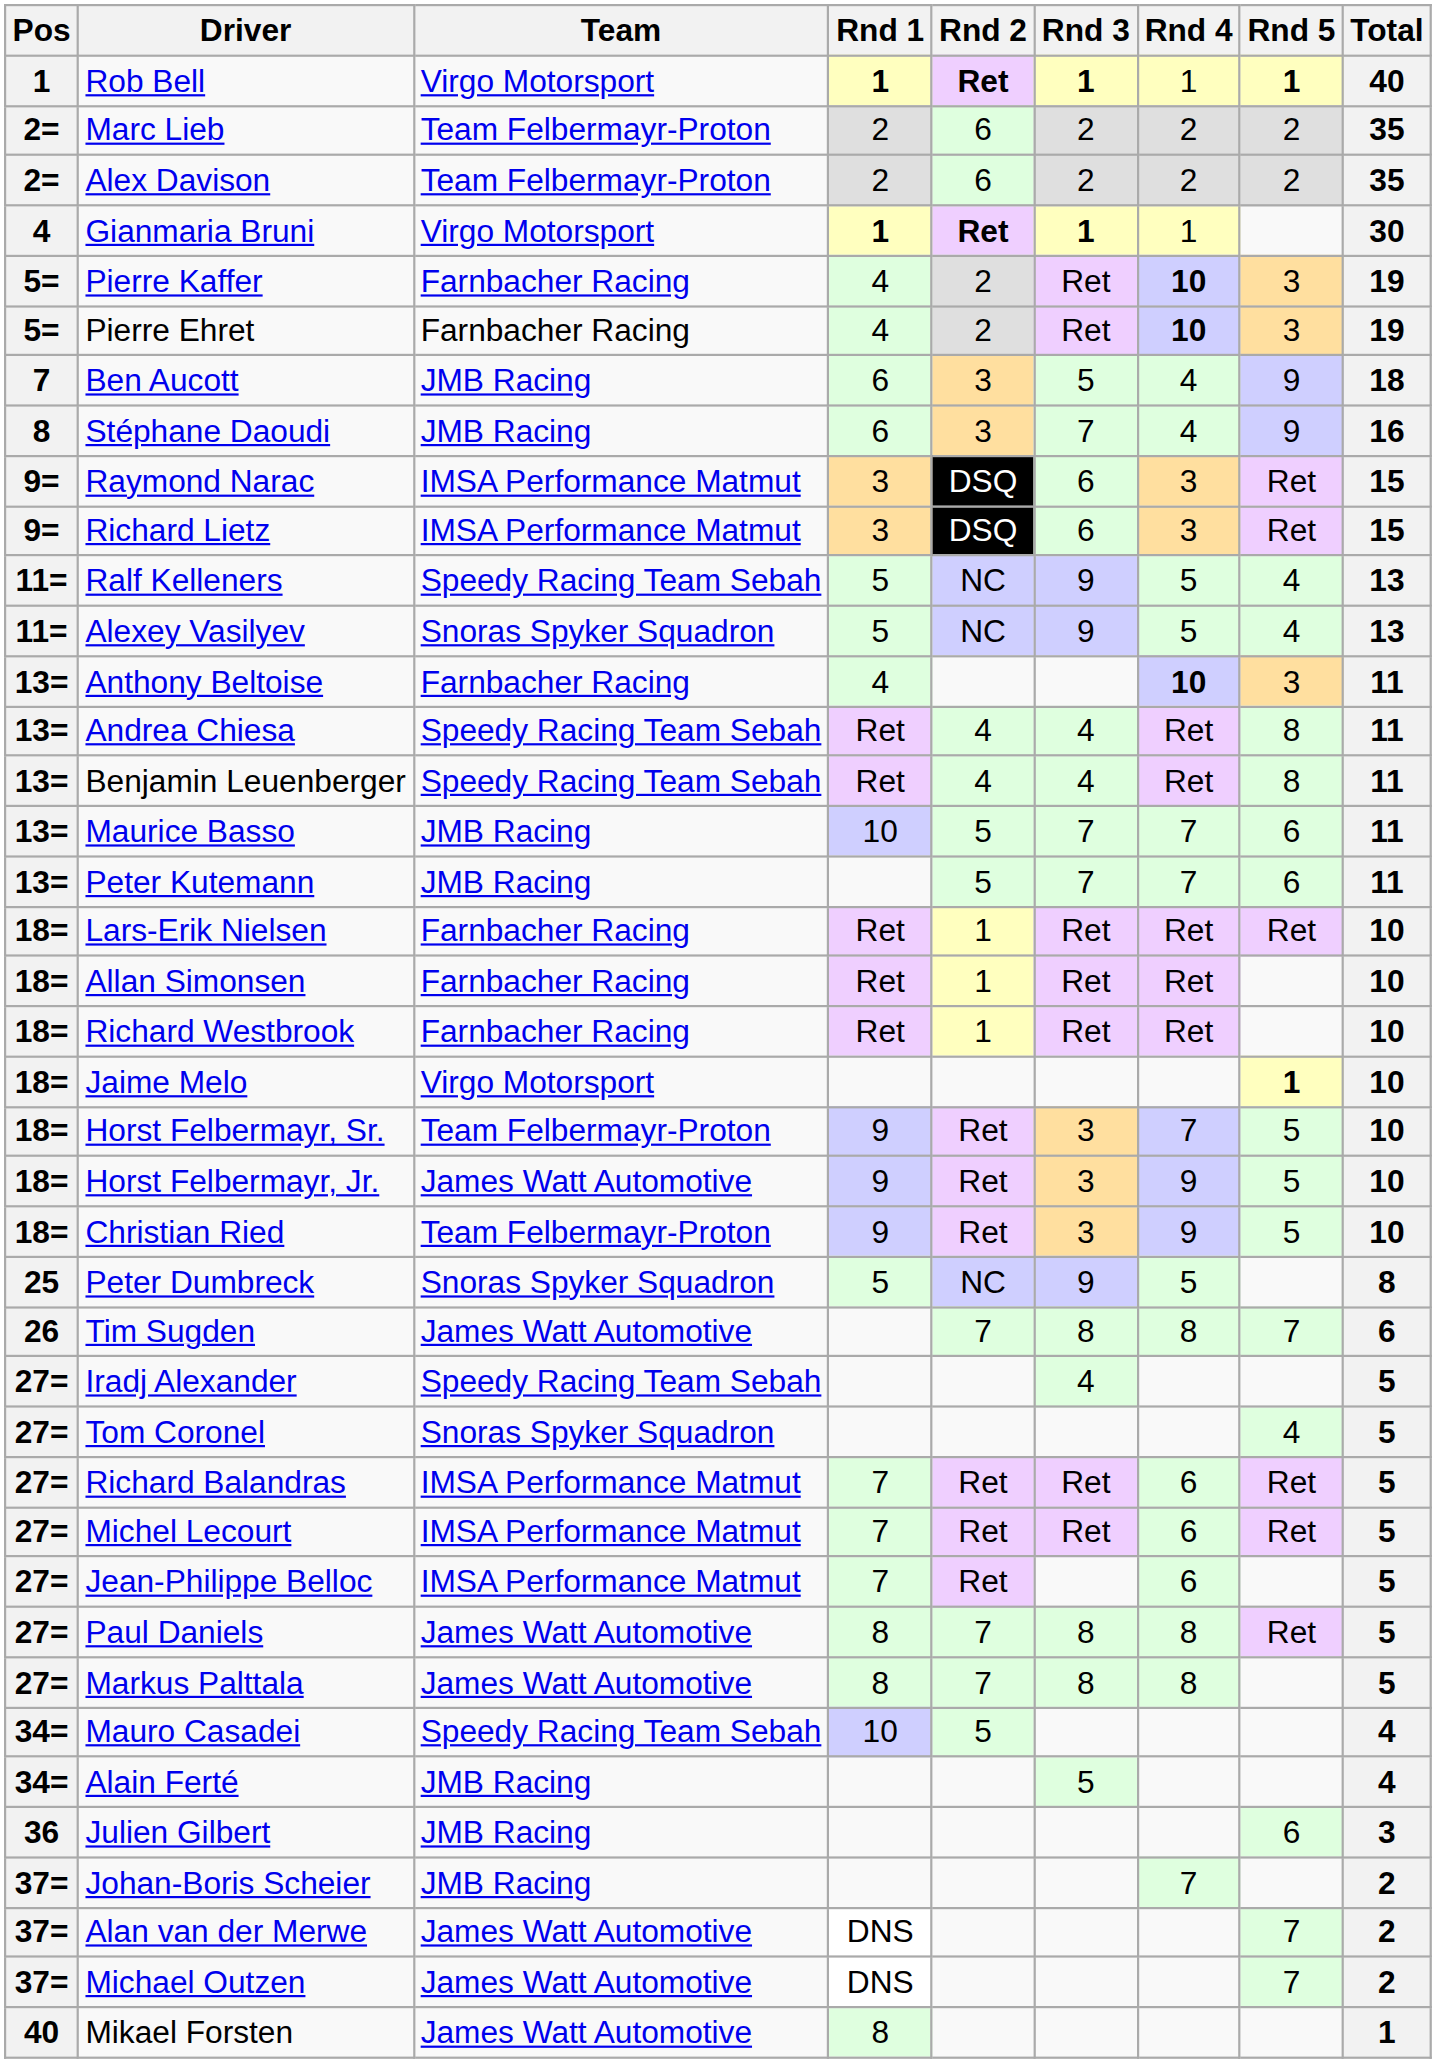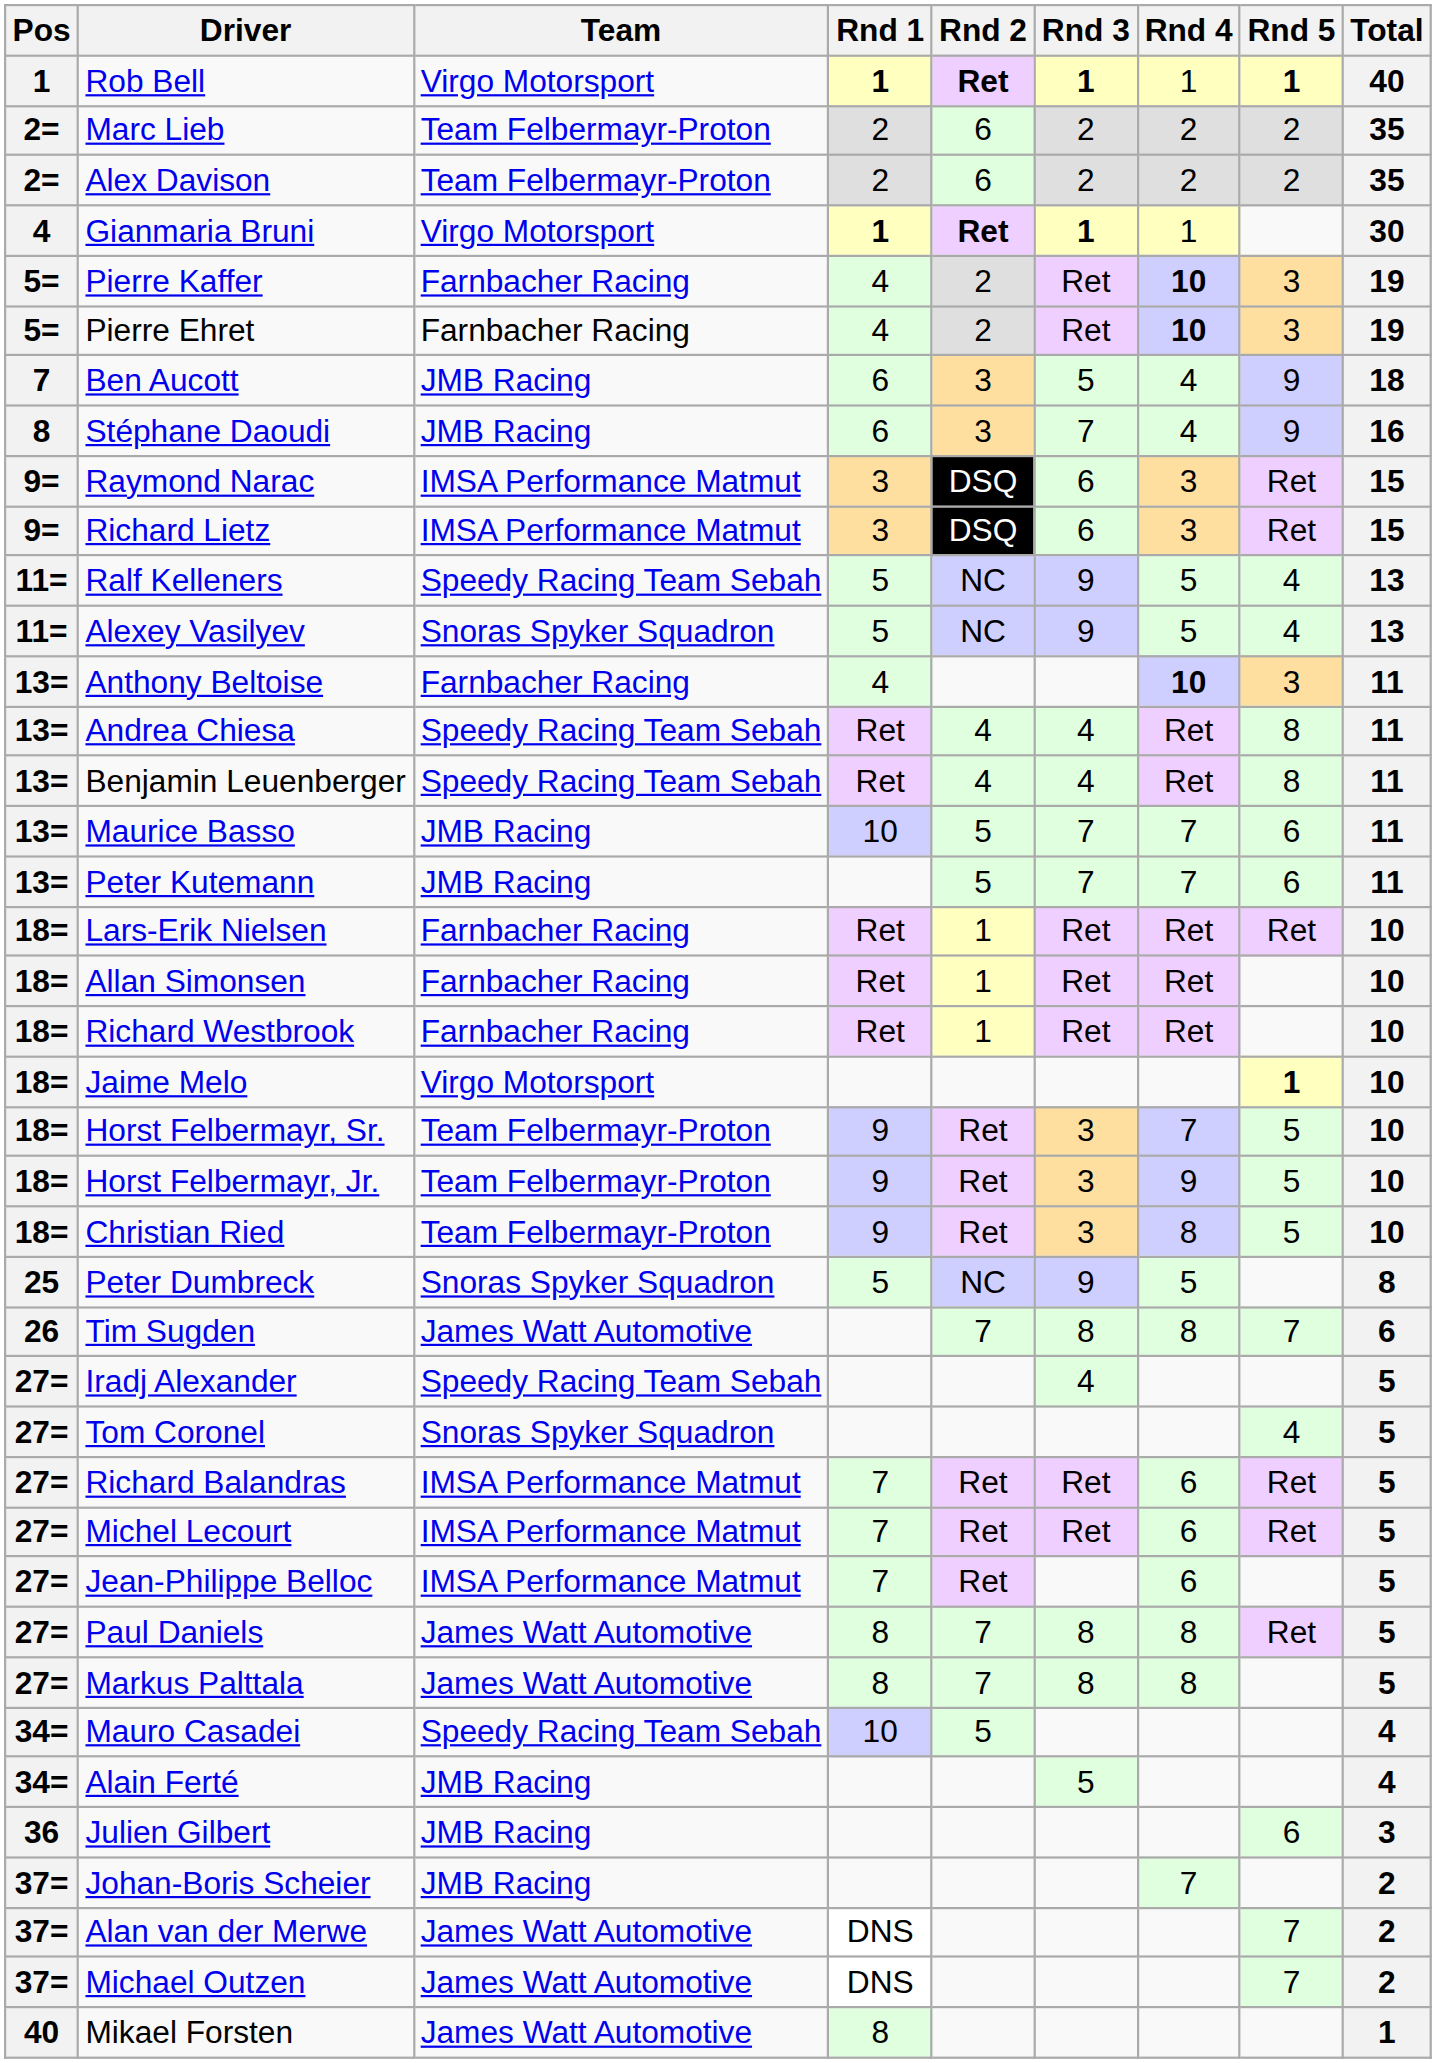(586, 1182) James Watt Automotive -> (596, 1182) Team Felbermayr-Proton
(1189, 1232) 9 -> (1189, 1232) 8
